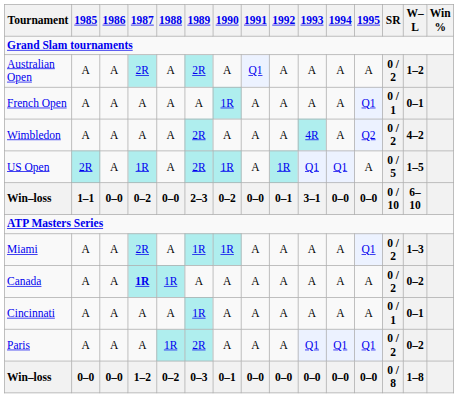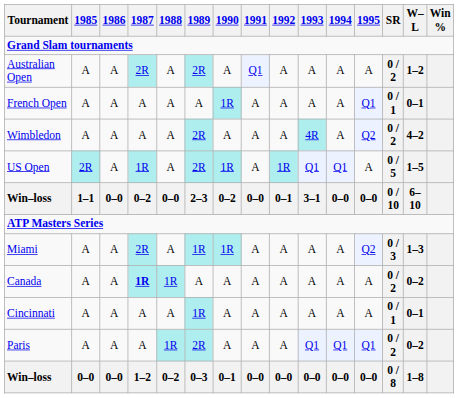(369, 249) Q1 -> (369, 249) Q2
(393, 249) 0 / 2 -> (393, 249) 0 / 3
